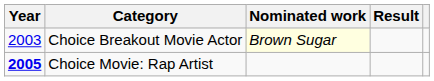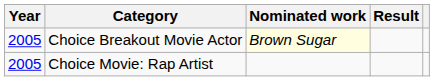(25, 40) 2003 -> (25, 40) 2005
(25, 64) bold -> (25, 64) normal
